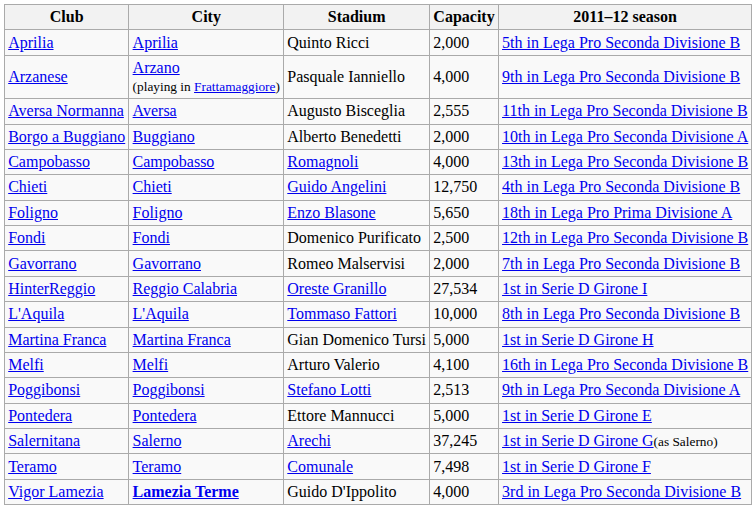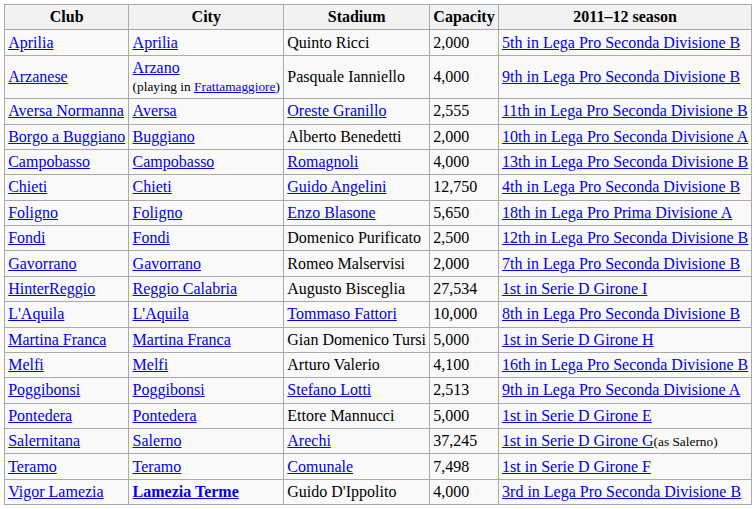(346, 111) Augusto Bisceglia -> (337, 111) Oreste Granillo
(337, 288) Oreste Granillo -> (346, 288) Augusto Bisceglia
